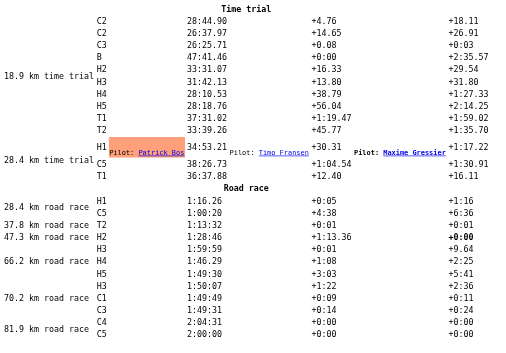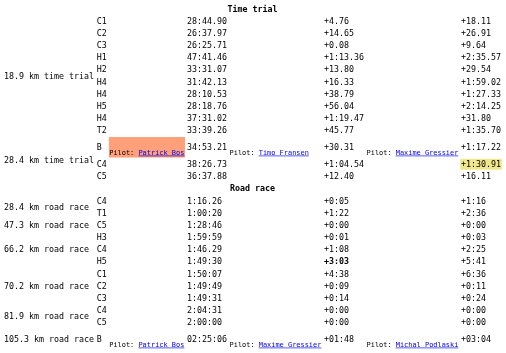(102, 21) C2 -> (102, 21) C1
(461, 45) +0:03 -> (473, 45) +9.64
(99, 57) B -> (102, 57) H1
(324, 57) +0:00 -> (344, 57) +1:13.36
(326, 70) +16.33 -> (339, 70) +13.80
(102, 82) H3 -> (102, 82) H4
(326, 82) +13.80 -> (339, 82) +16.33
(463, 82) +31.80 -> (481, 82) +1:59.02
(102, 118) T1 -> (102, 118) H4
(468, 118) +1:59.02 -> (476, 118) +31.80
(102, 147) H1 -> (99, 147) B
(400, 152) bold -> (412, 153) normal
(102, 164) C5 -> (102, 164) C4
(468, 164) no background -> (481, 164) khaki background
(102, 176) T1 -> (102, 176) C5
(102, 201) H1 -> (102, 201) C4
(102, 213) C5 -> (102, 213) T1
(324, 213) +4:38 -> (336, 213) +1:22
(461, 213) +6:36 -> (473, 213) +2:36
- row: (204, 225)
(102, 237) H2 -> (102, 225) C5
(331, 237) +1:13.36 -> (336, 225) +0:00
(461, 237) bold -> (473, 225) normal
(461, 249) +9.64 -> (473, 237) +0:03
(102, 262) H4 -> (102, 249) C4
(324, 274) normal -> (336, 262) bold
(102, 286) H3 -> (102, 274) C1
(324, 286) +1:22 -> (336, 274) +4:38
(461, 286) +2:36 -> (473, 274) +6:36
(102, 298) C1 -> (102, 286) C2
+ row: (207, 339)
